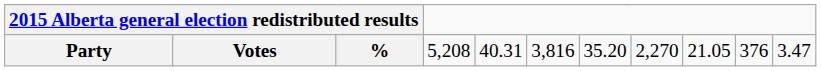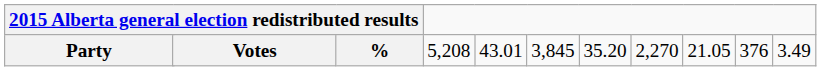(501, 50) 40.31 -> (501, 50) 43.01
(553, 50) 3,816 -> (553, 50) 3,845
(794, 50) 3.47 -> (794, 50) 3.49
